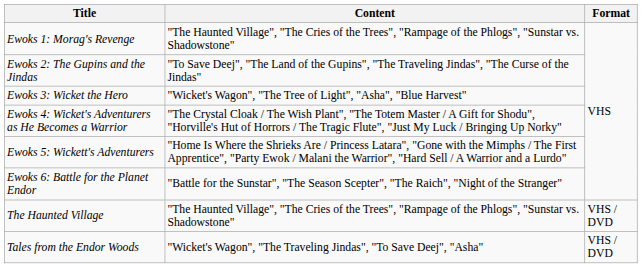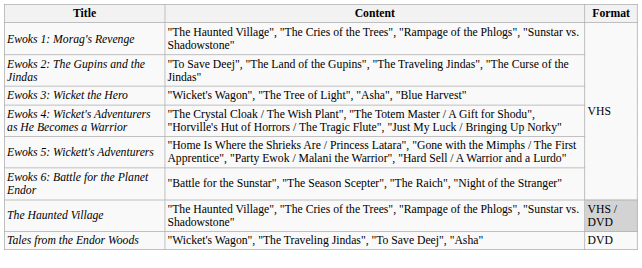(602, 215) no background -> (602, 215) lightgrey background
(602, 247) VHS / DVD -> (600, 240) DVD
